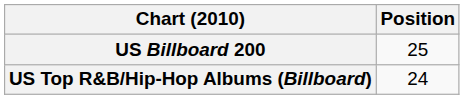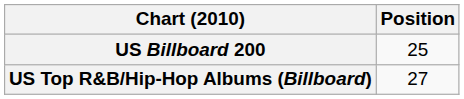(418, 79) 24 -> (418, 79) 27
